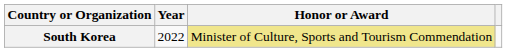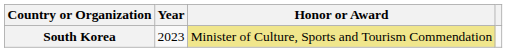(171, 36) 2022 -> (171, 36) 2023
